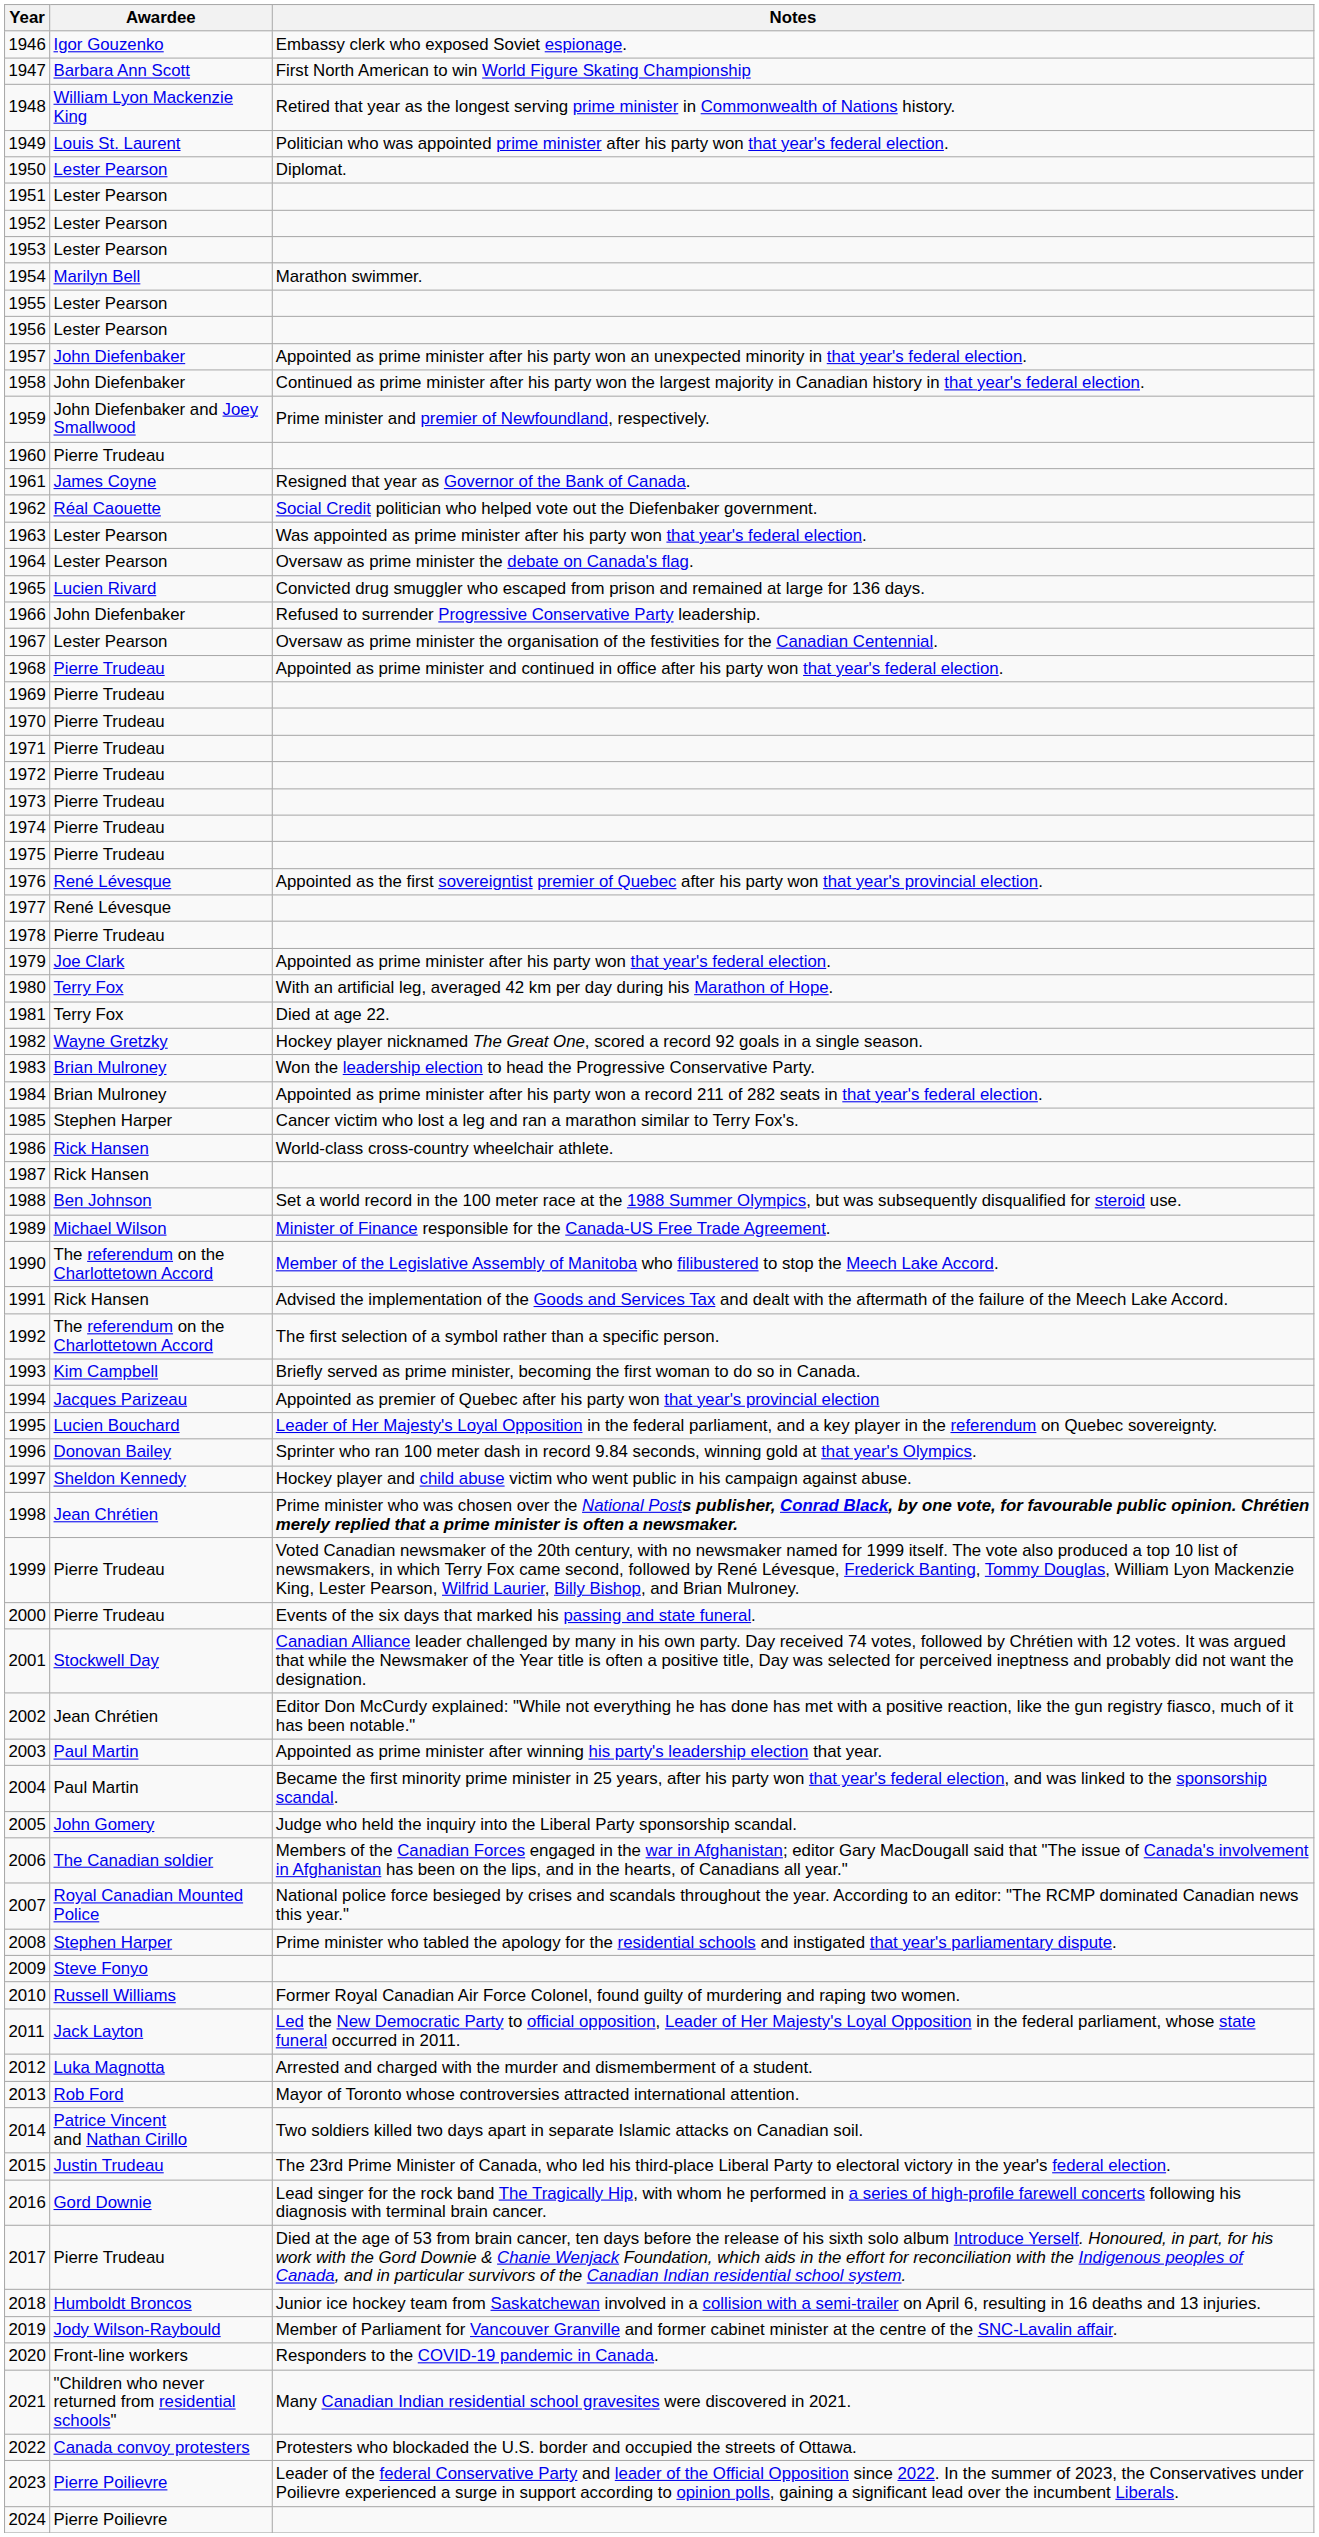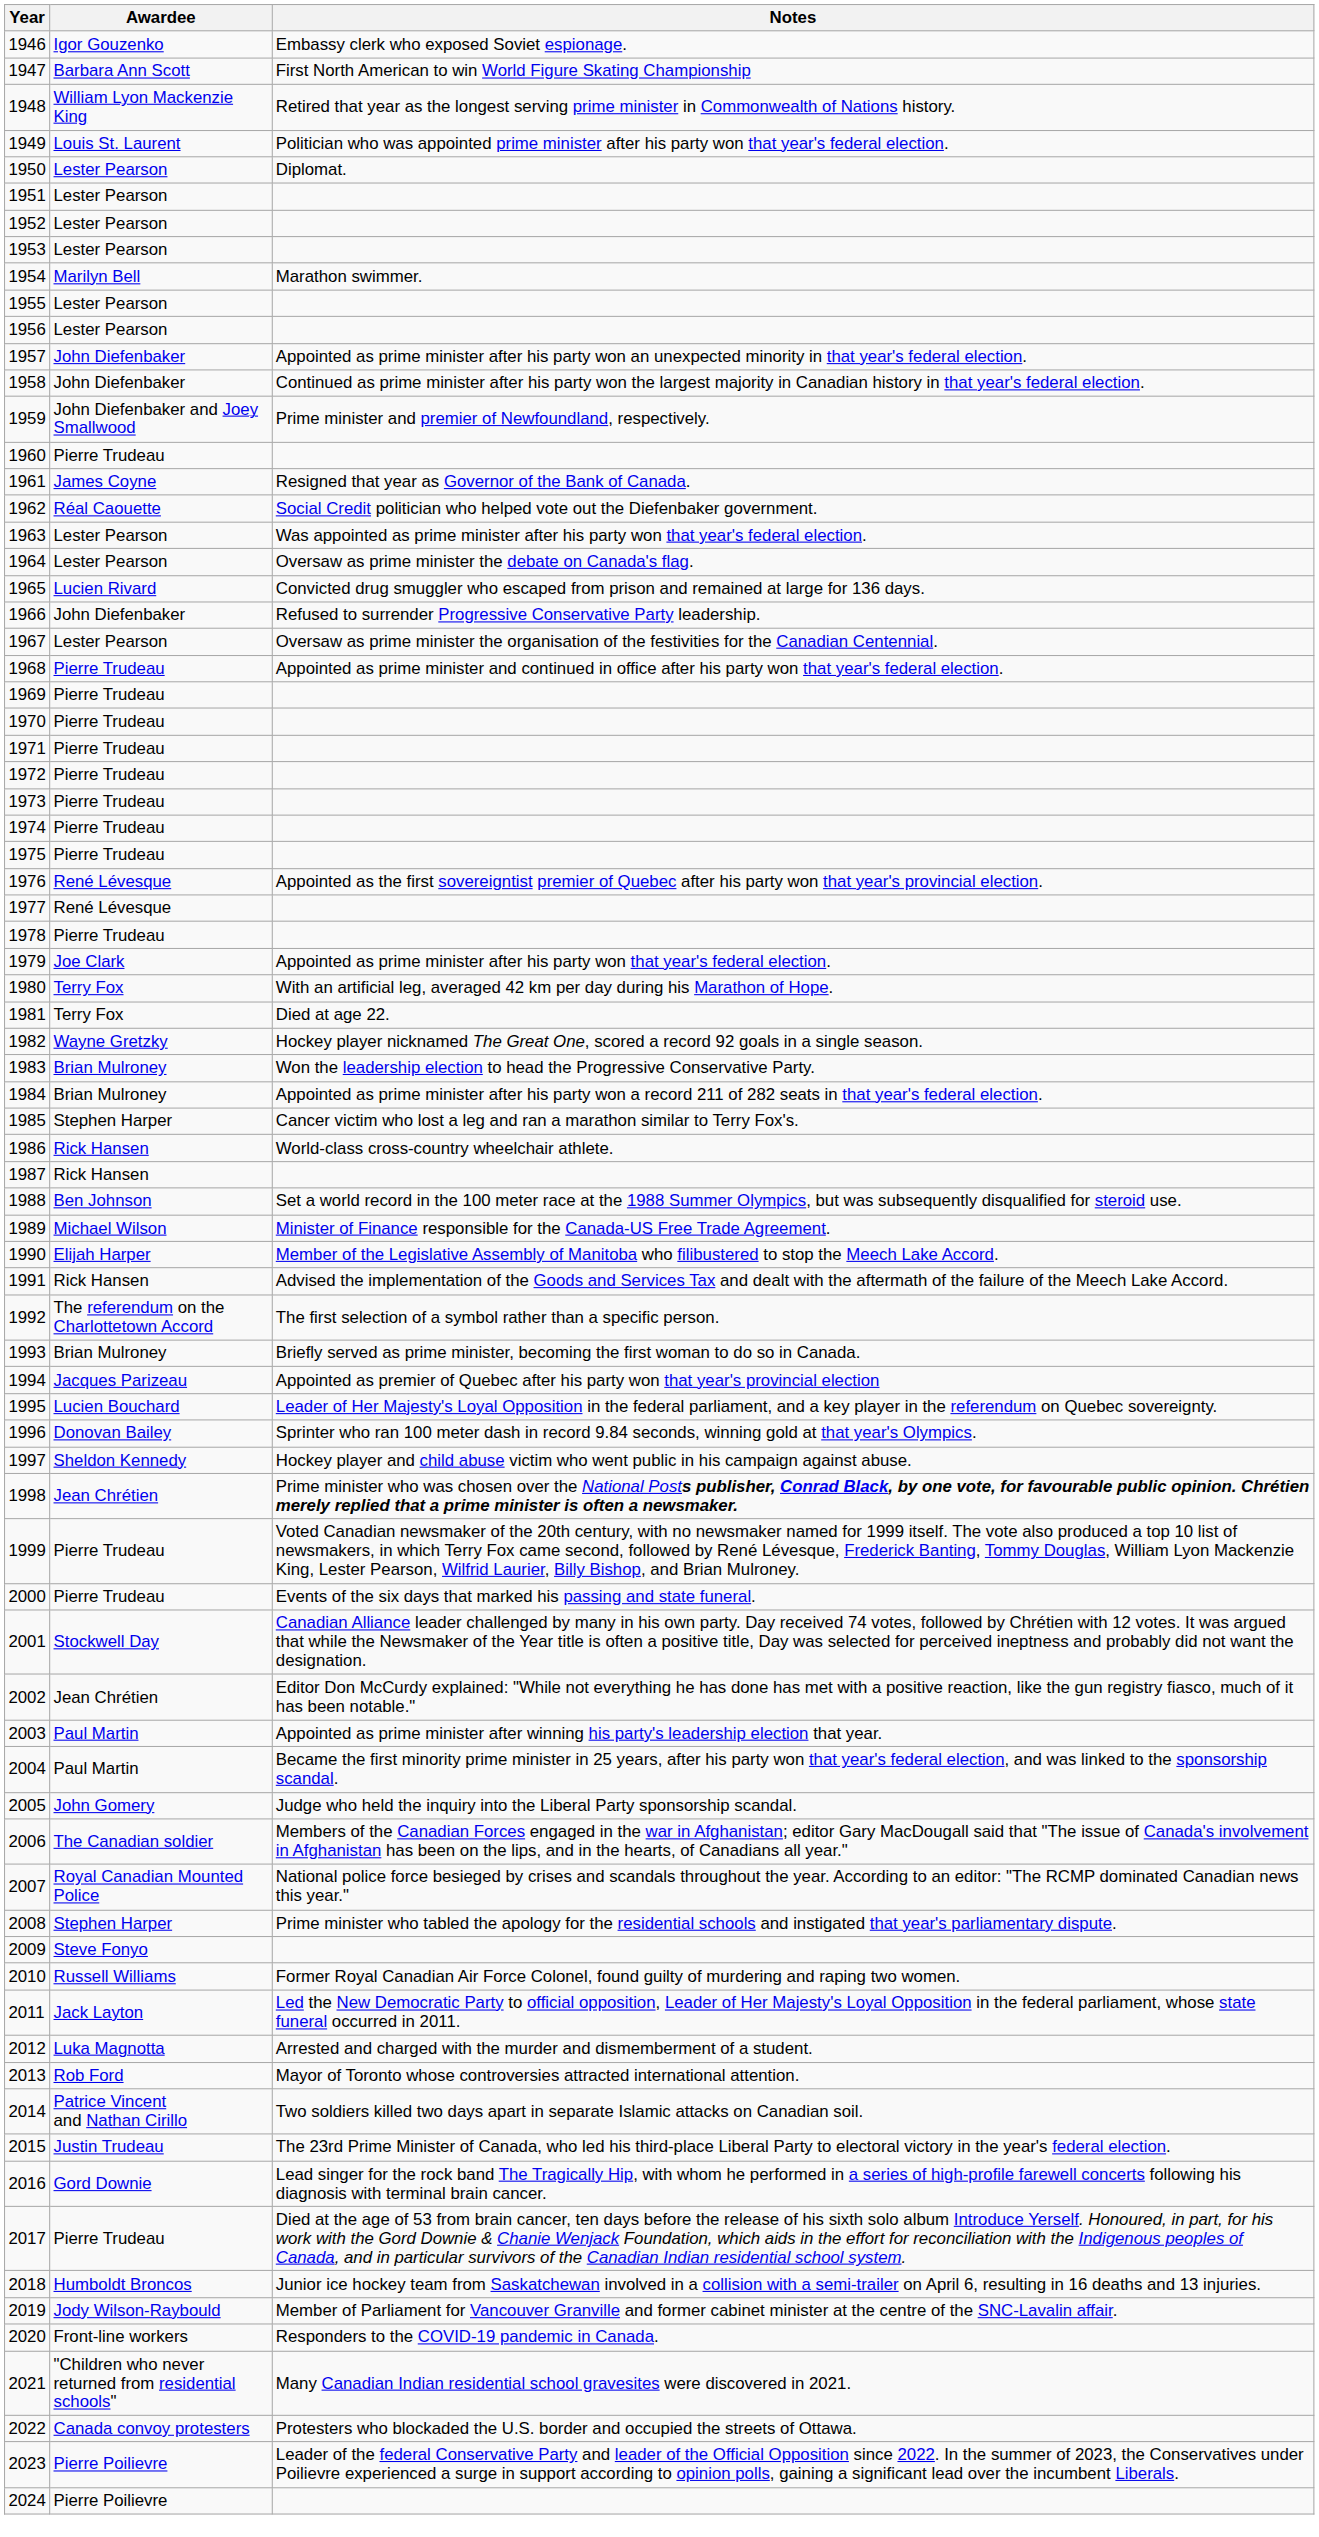(139, 1264) The referendum on the Charlottetown Accord -> (102, 1254) Elijah Harper
(106, 1372) Kim Campbell -> (110, 1353) Brian Mulroney
